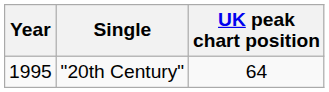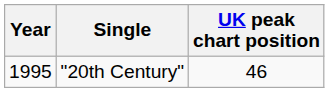(256, 71) 64 -> (256, 71) 46
